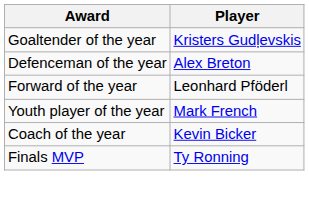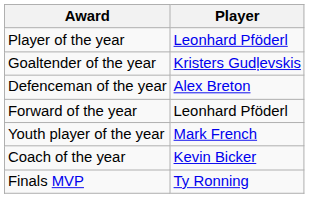+ row: (66, 39)
